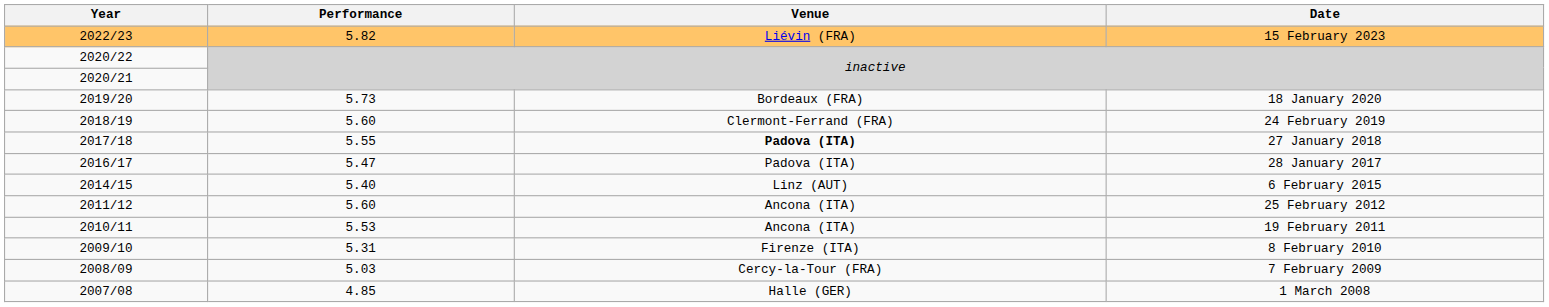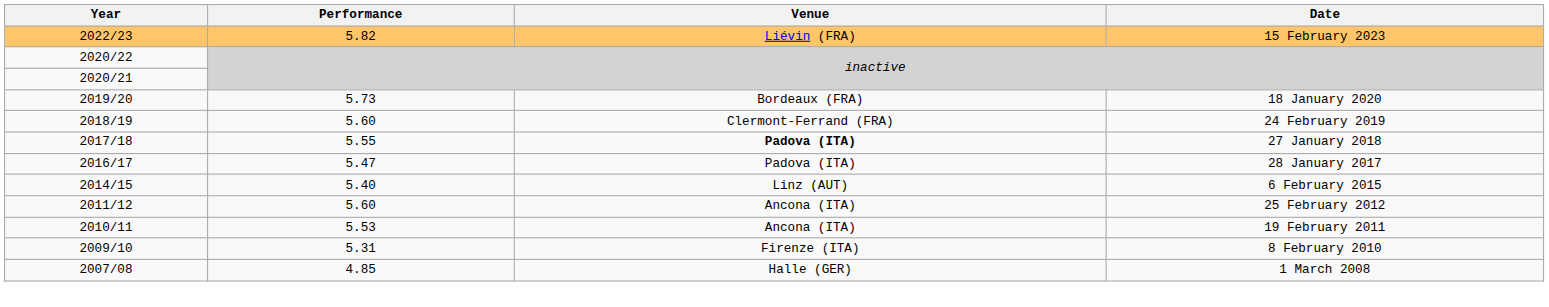- row: (106, 270)
